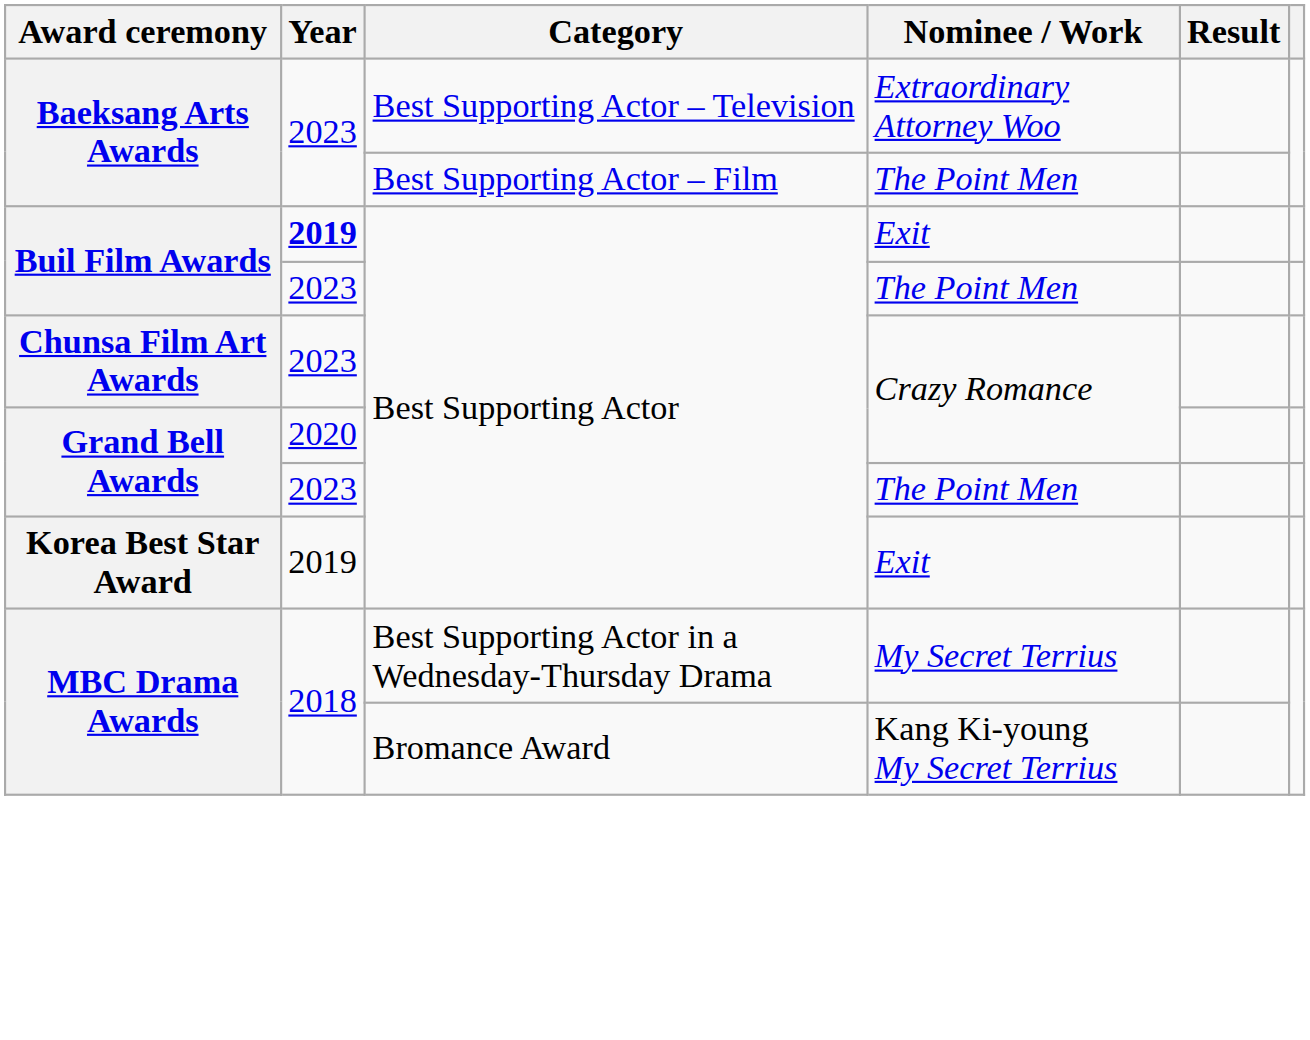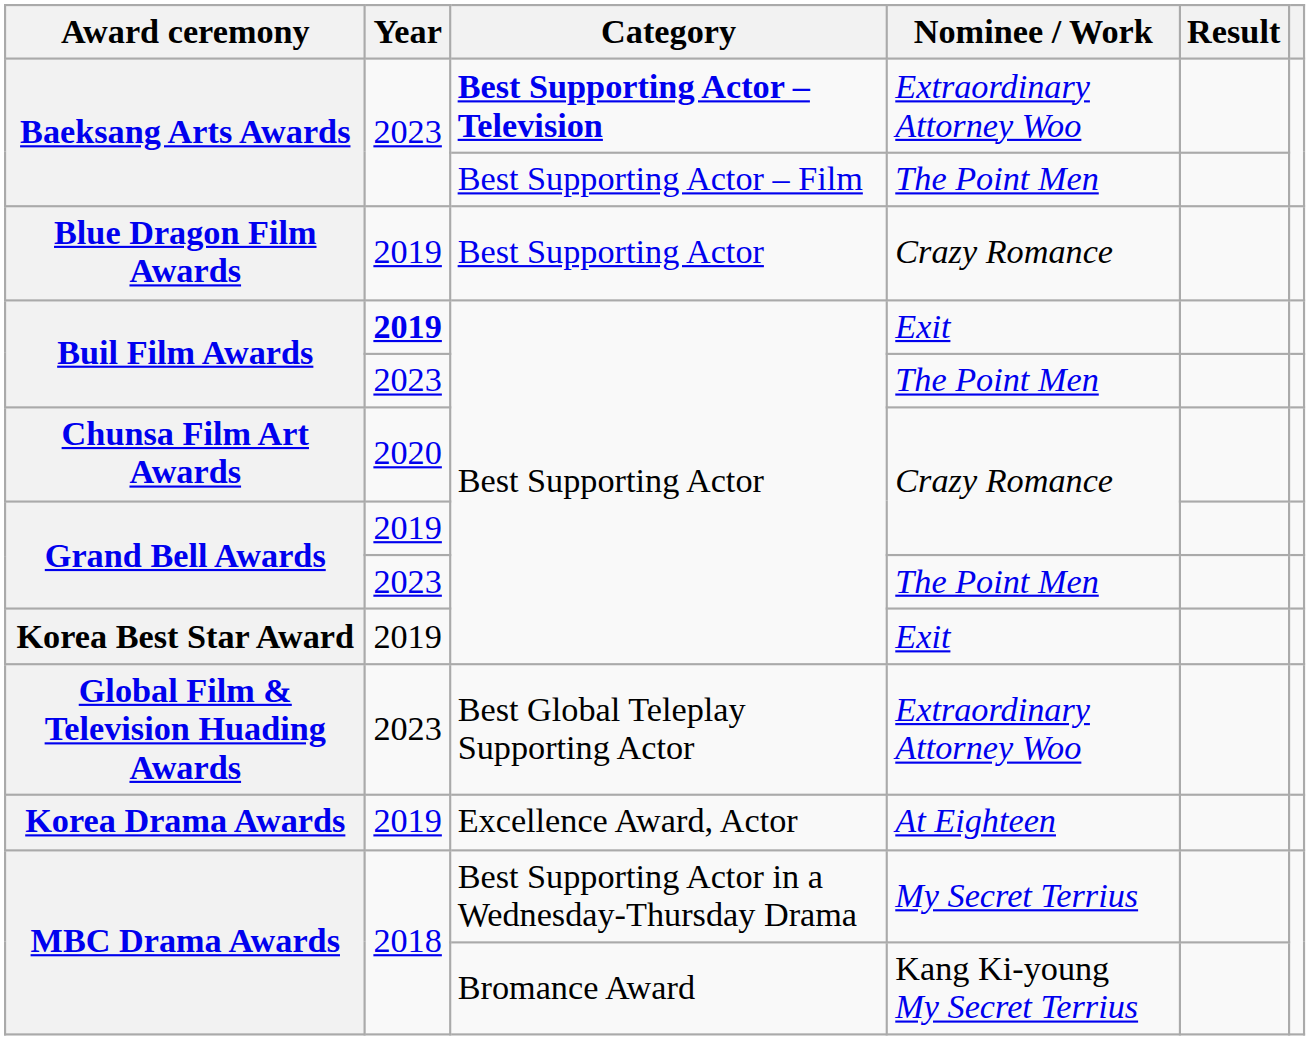(614, 105) normal -> (634, 105) bold
+ row: (185, 252)
(323, 360) 2023 -> (408, 453) 2020
(323, 434) 2020 -> (408, 527) 2019
+ row: (185, 728)
+ row: (185, 821)
